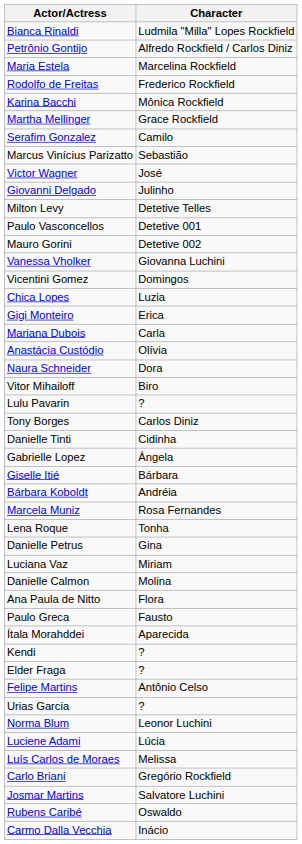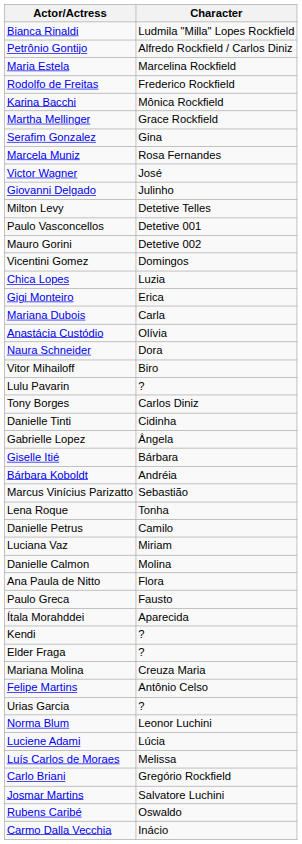(156, 137) Camilo -> (150, 137) Gina
rows swapped: (43, 510) <-> (70, 155)
- row: (49, 262)
(150, 546) Gina -> (156, 528) Camilo
+ row: (45, 670)
